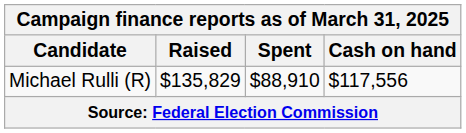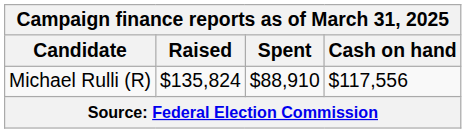(200, 81) $135,829 -> (200, 81) $135,824
